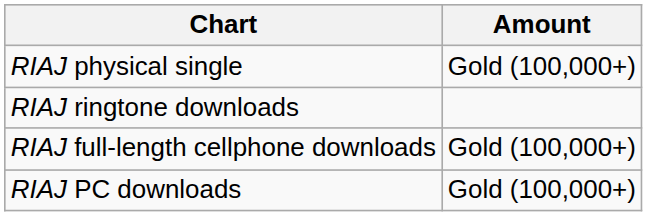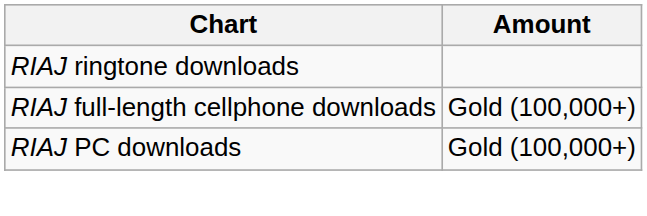- row: (127, 66)
